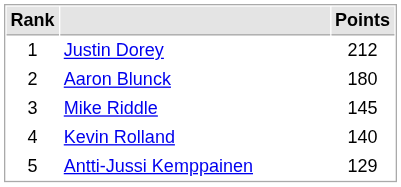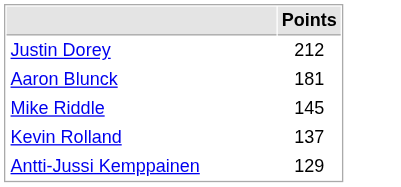- column: (33, 20)
(362, 79) 180 -> (309, 79) 181
(362, 137) 140 -> (309, 137) 137
